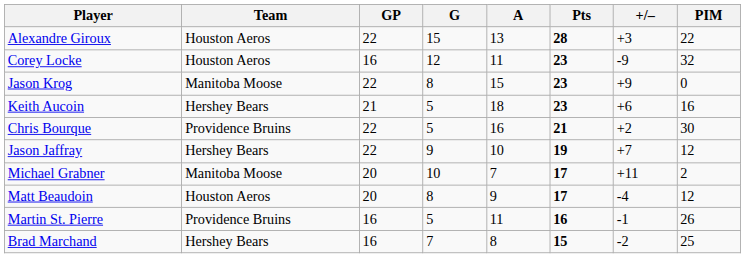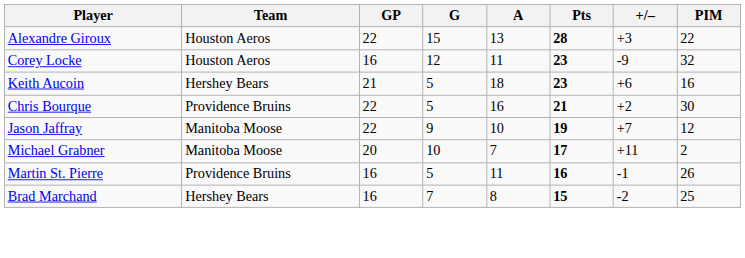- row: (40, 83)
(227, 151) Hershey Bears -> (234, 128) Manitoba Moose
- row: (50, 196)
